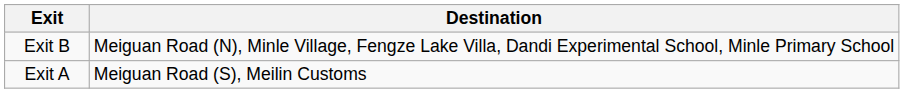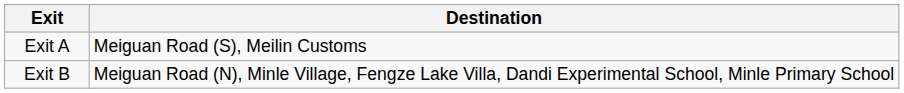rows swapped: (47, 74) <-> (47, 46)
